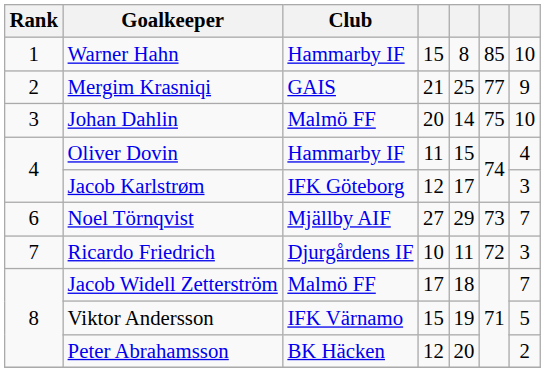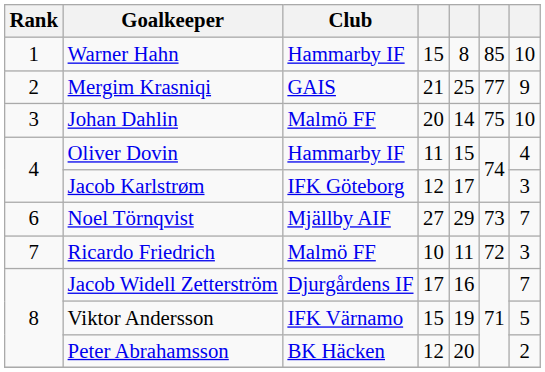(350, 251) Djurgårdens IF -> (332, 251) Malmö FF
(332, 284) Malmö FF -> (350, 284) Djurgårdens IF
(464, 284) 18 -> (464, 284) 16
